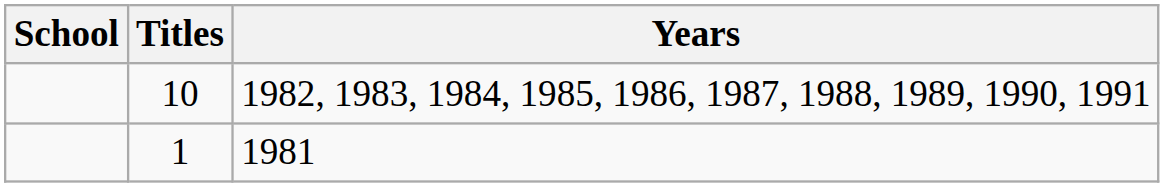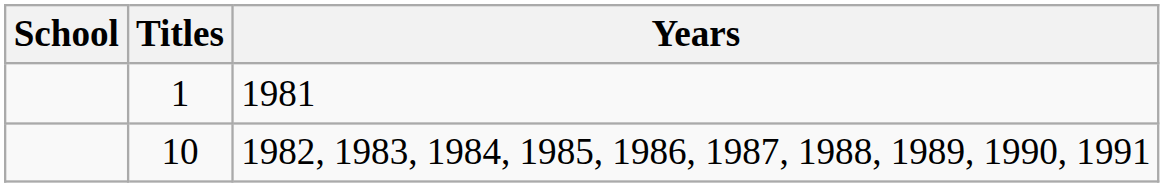rows swapped: (180, 92) <-> (180, 151)
